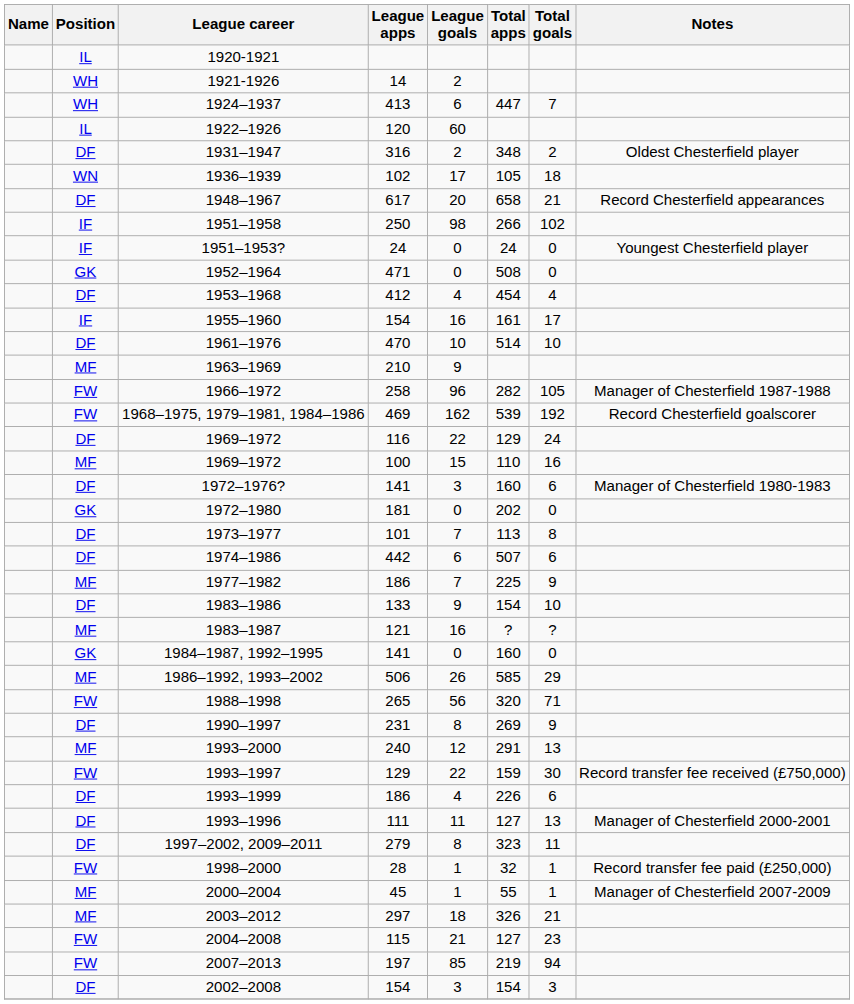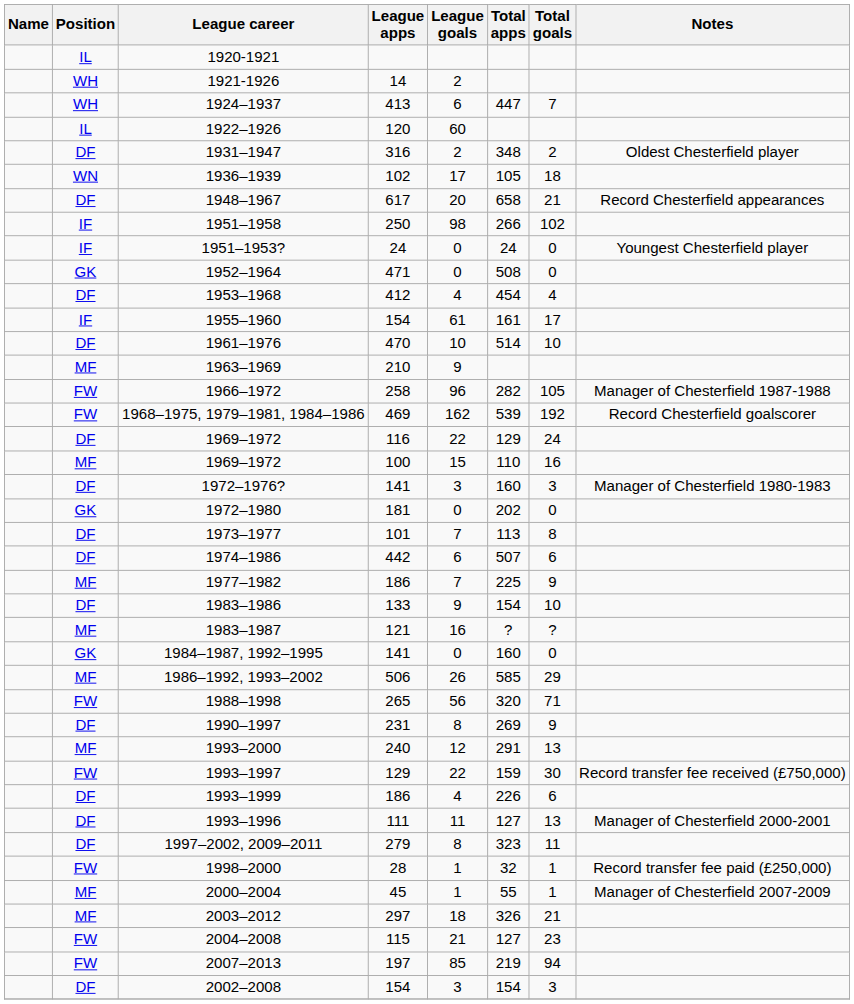(457, 319) 16 -> (457, 319) 61
(552, 486) 6 -> (552, 486) 3
